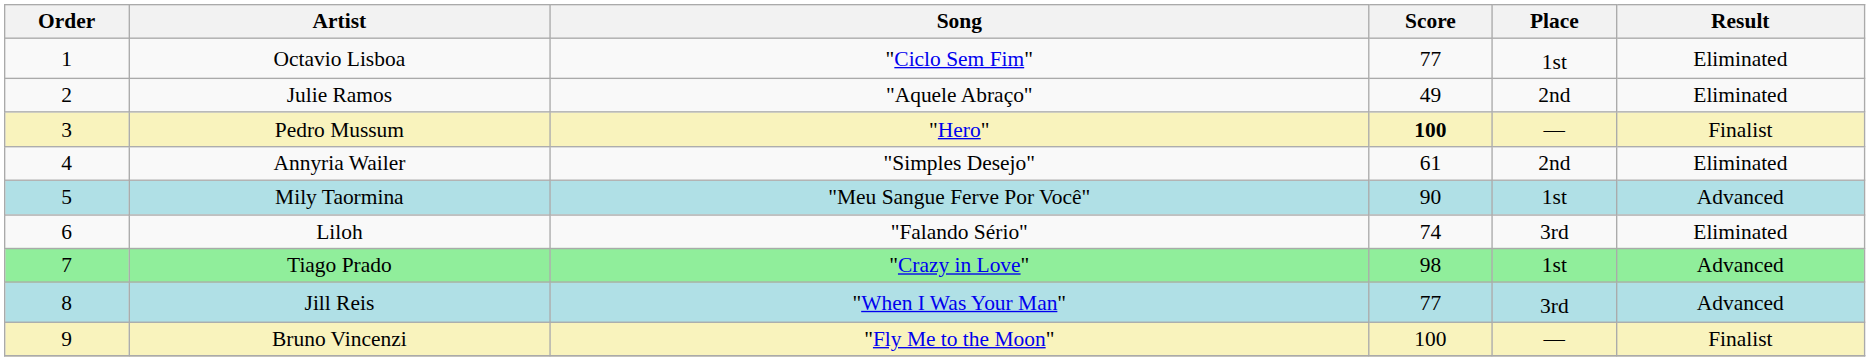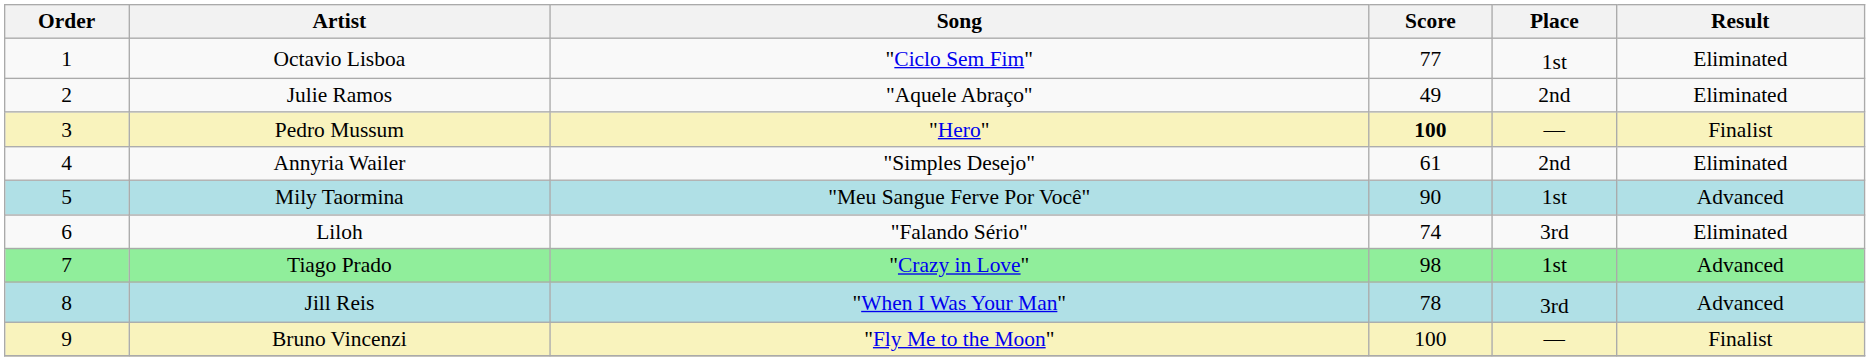(1430, 302) 77 -> (1430, 302) 78
